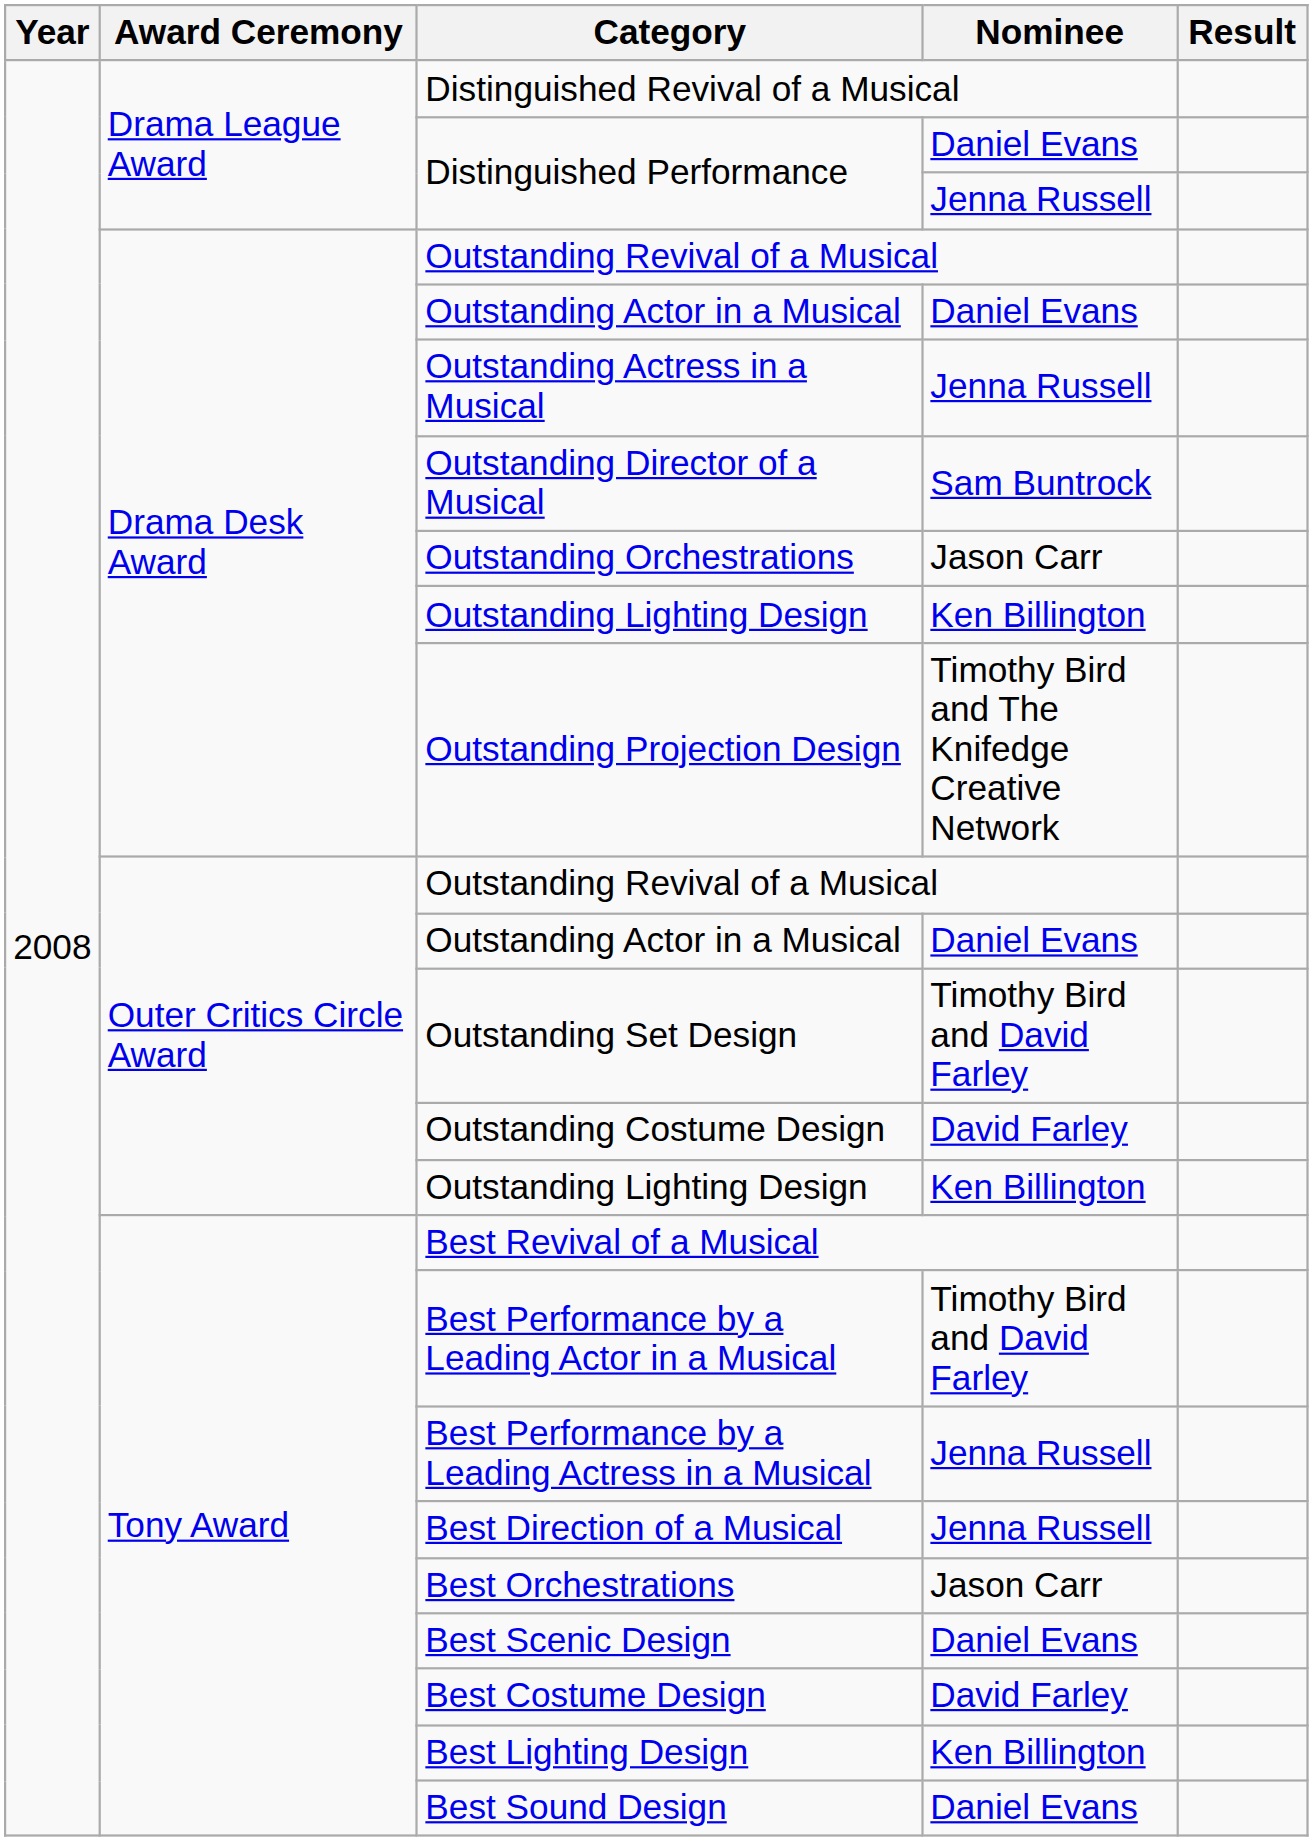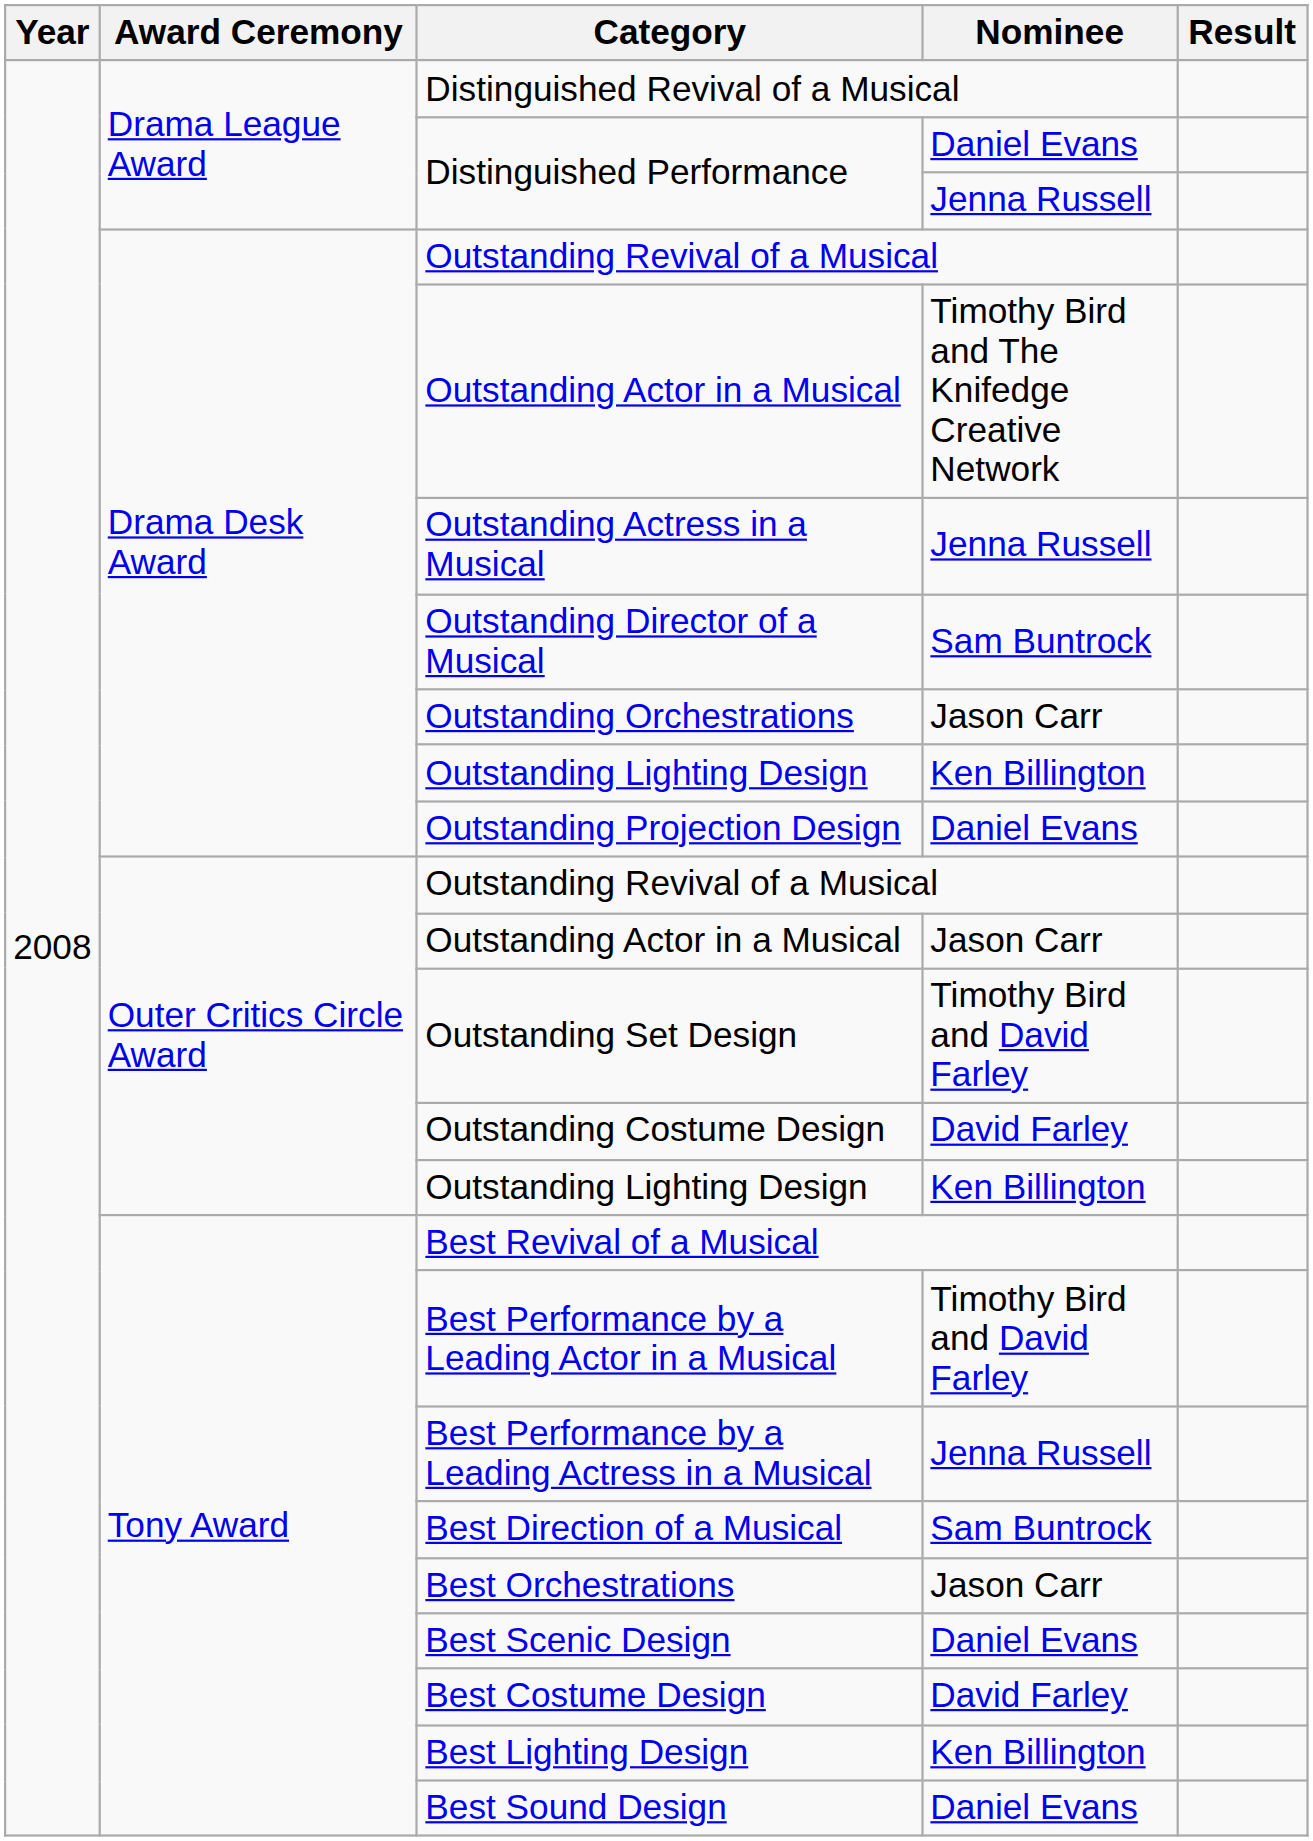(1034, 311) Daniel Evans -> (1028, 390) Timothy Bird and The Knifedge Creative Network
(1028, 749) Timothy Bird and The Knifedge Creative Network -> (1034, 828) Daniel Evans
(1034, 939) Daniel Evans -> (1016, 939) Jason Carr
(1041, 1528) Jenna Russell -> (1041, 1528) Sam Buntrock
